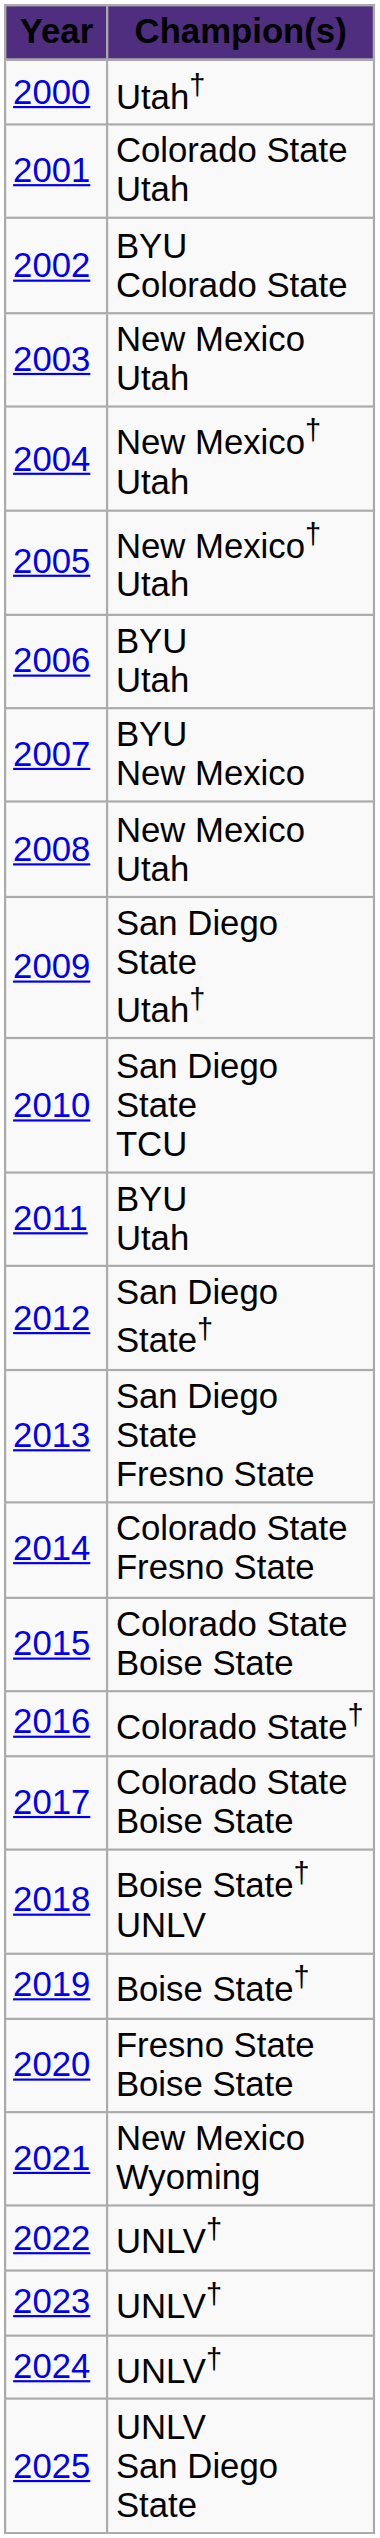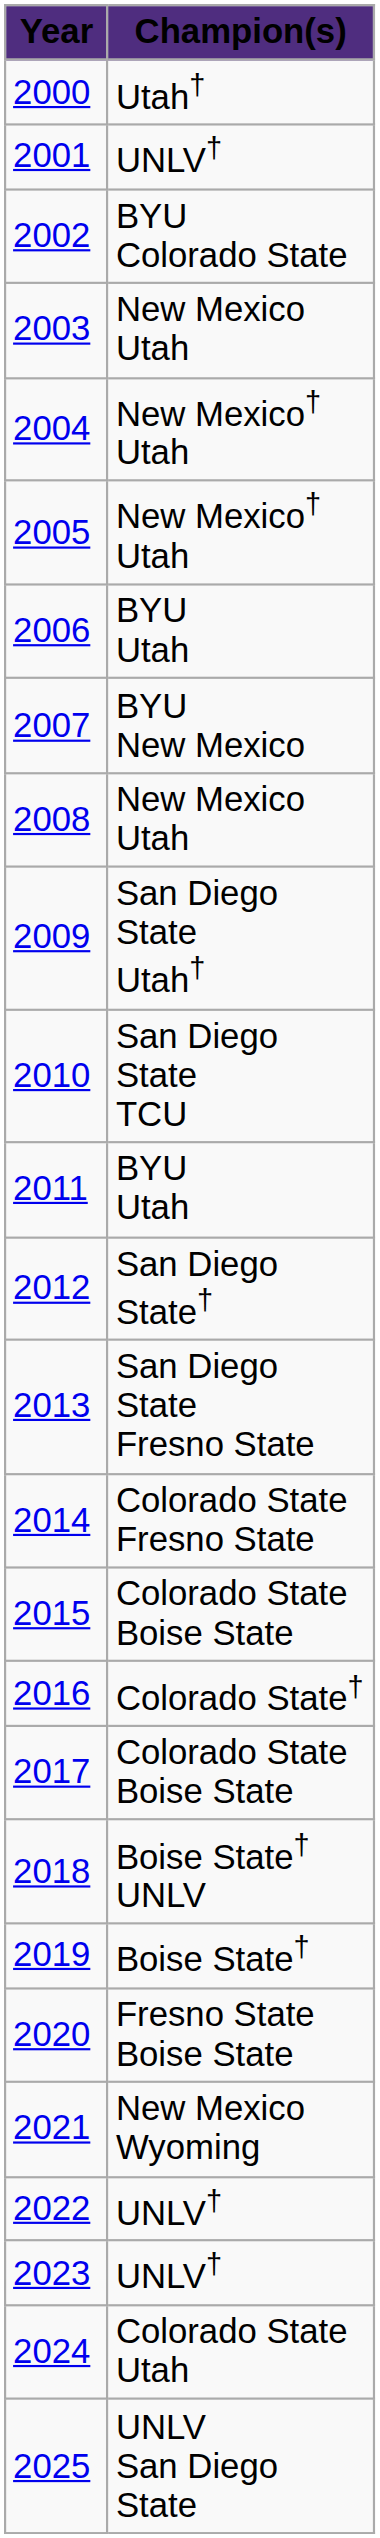(232, 171) Colorado State Utah -> (169, 156) UNLV†
(169, 2366) UNLV† -> (232, 2351) Colorado State Utah
